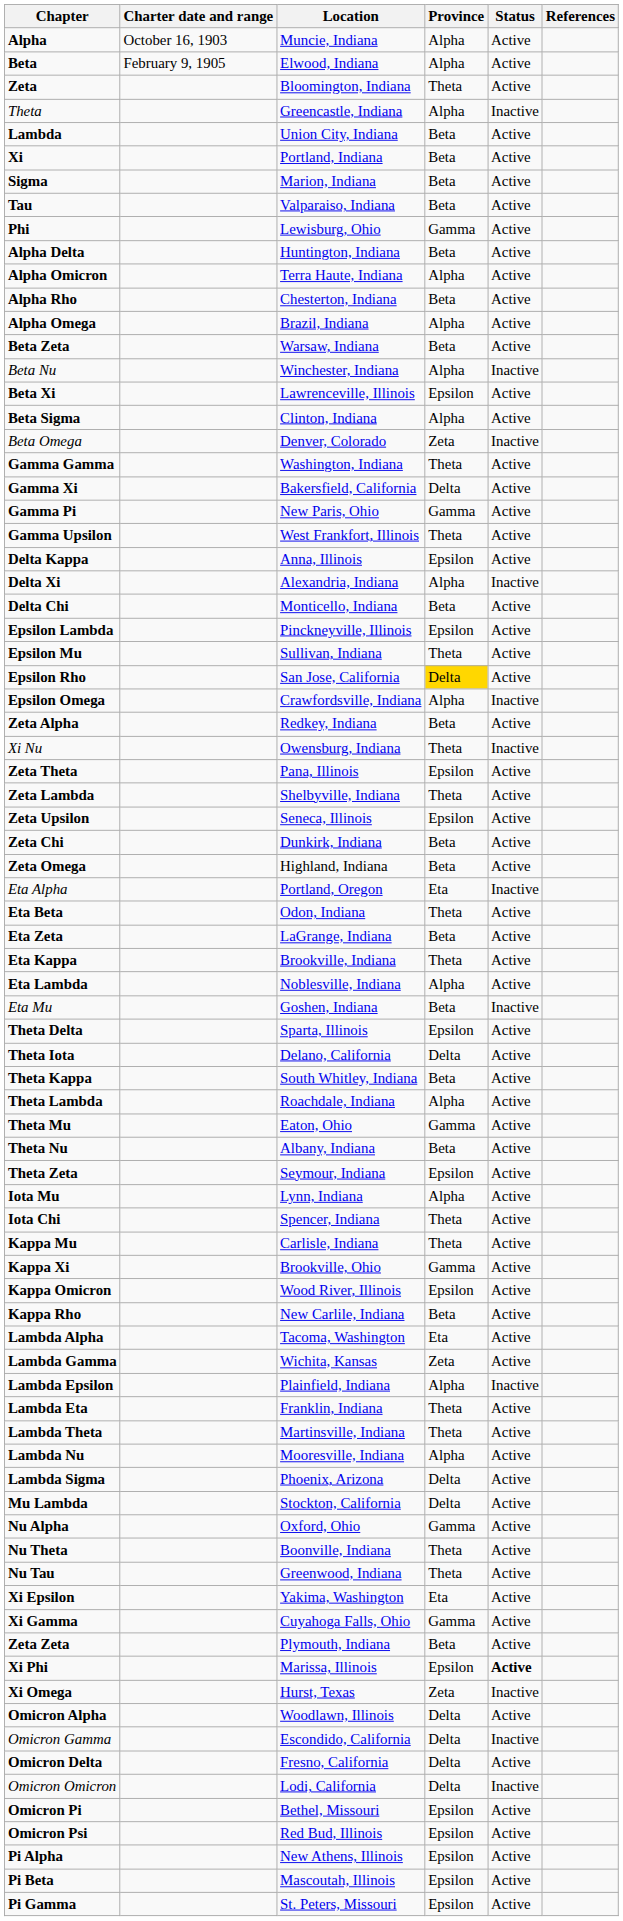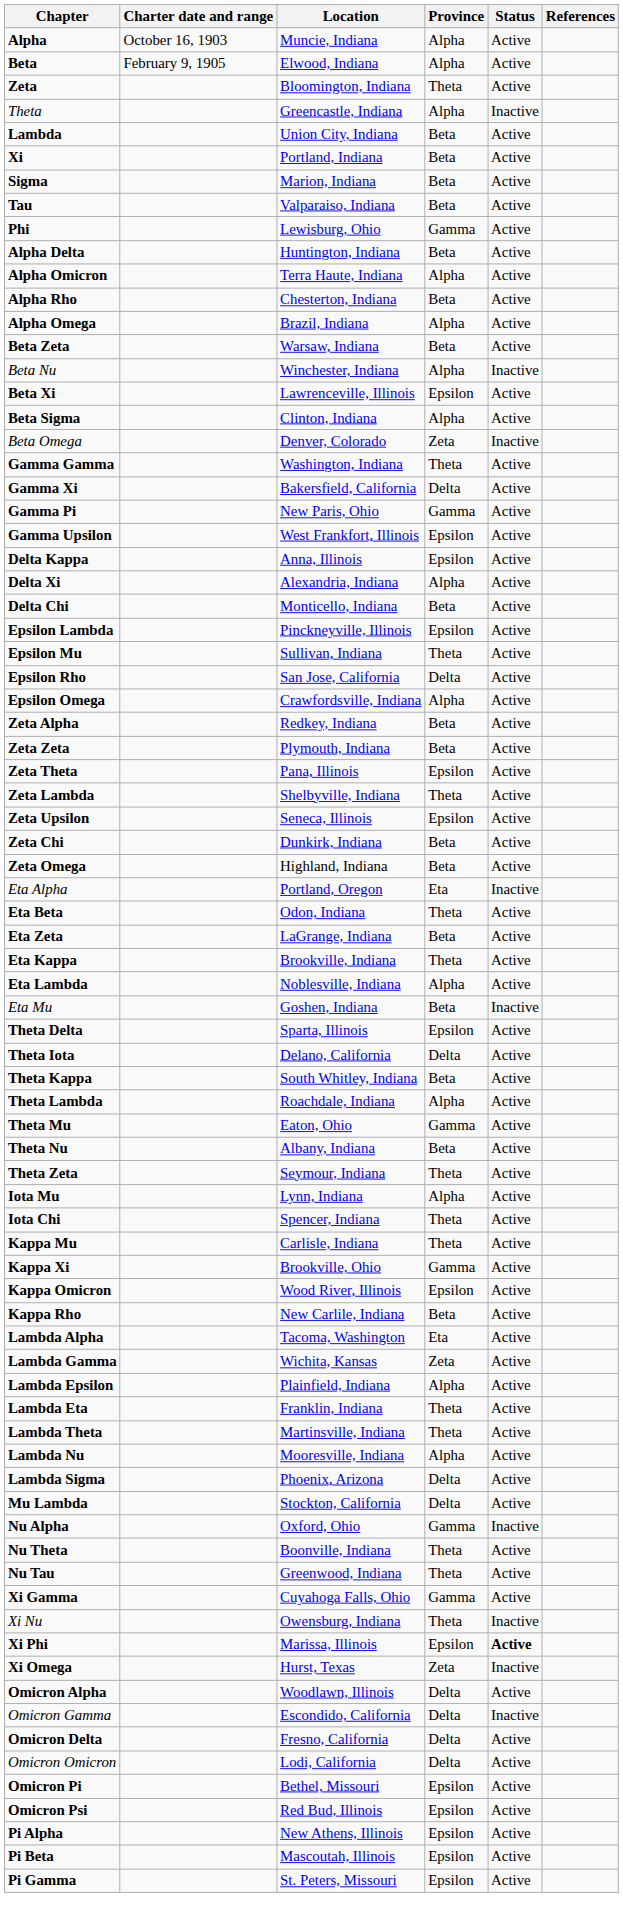(445, 535) Theta -> (451, 535) Epsilon
(515, 582) Inactive -> (511, 582) Active
(444, 677) gold background -> (444, 677) no background
(515, 700) Inactive -> (511, 700) Active
rows swapped: (39, 1644) <-> (25, 747)
(451, 1172) Epsilon -> (445, 1172) Theta
(515, 1385) Inactive -> (511, 1385) Active
(511, 1526) Active -> (515, 1526) Inactive
- row: (41, 1597)
(515, 1786) Inactive -> (511, 1762) Active
